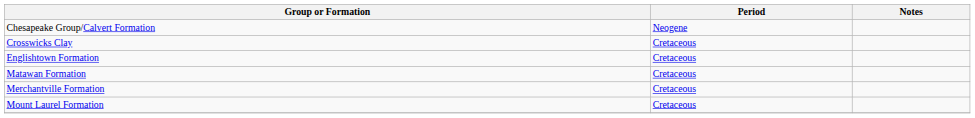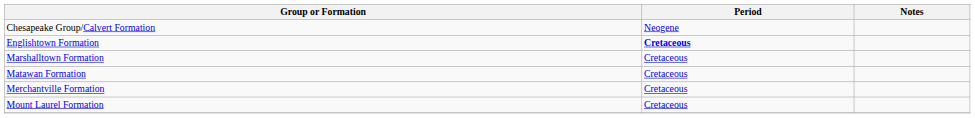- row: (39, 43)
(674, 58) normal -> (667, 43) bold
+ row: (55, 58)
